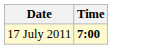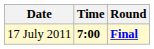+ column: (128, 14)
